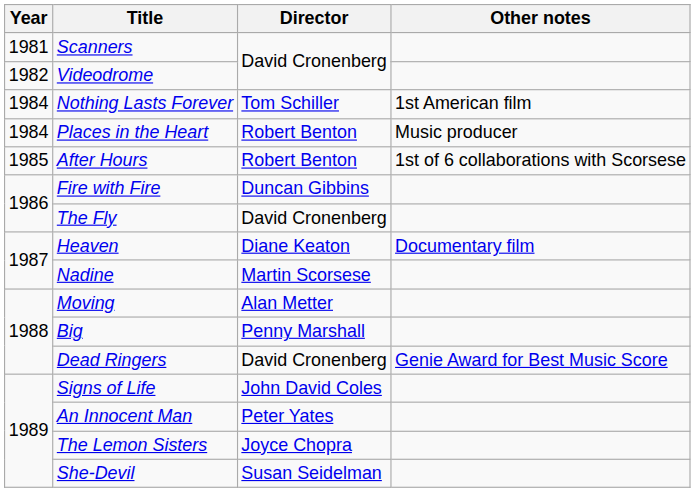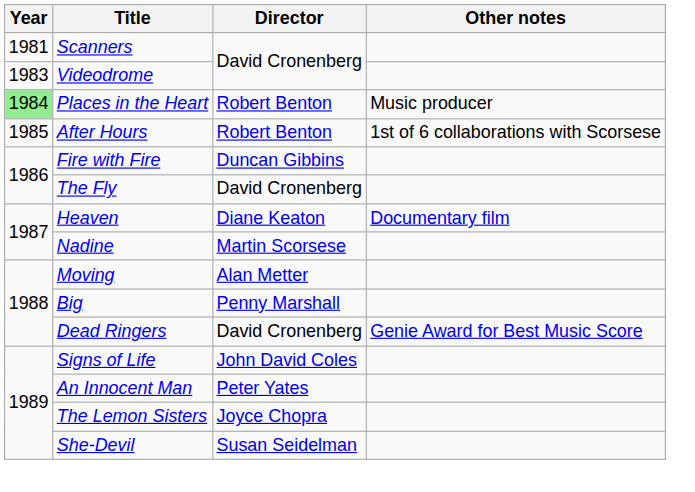(29, 75) 1982 -> (29, 75) 1983
- row: (145, 103)
(29, 132) no background -> (29, 103) lightgreen background
